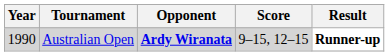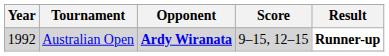(22, 39) 1990 -> (22, 39) 1992
